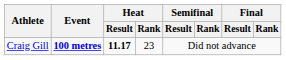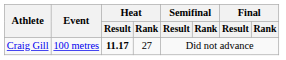(77, 46) bold -> (76, 46) normal
(149, 46) 23 -> (147, 46) 27
